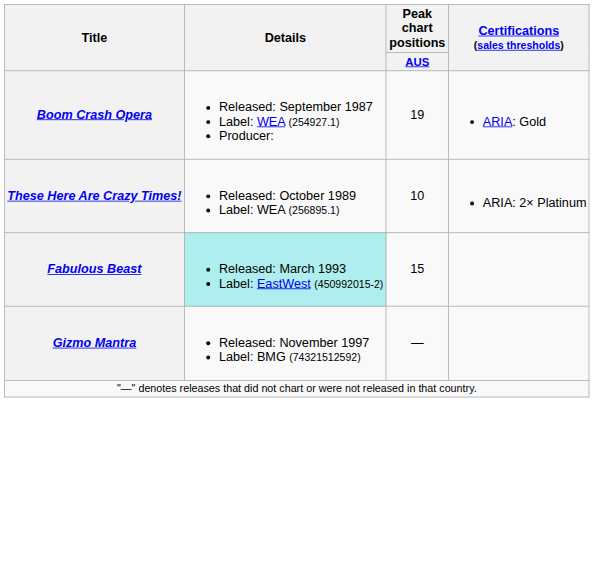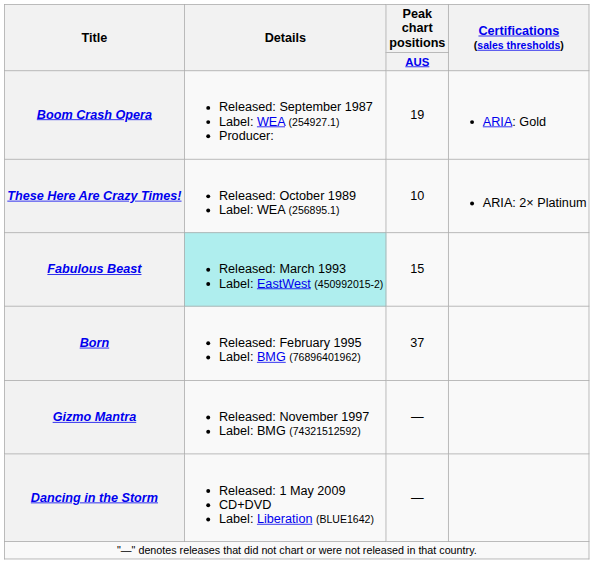+ row: (94, 343)
+ row: (94, 498)
